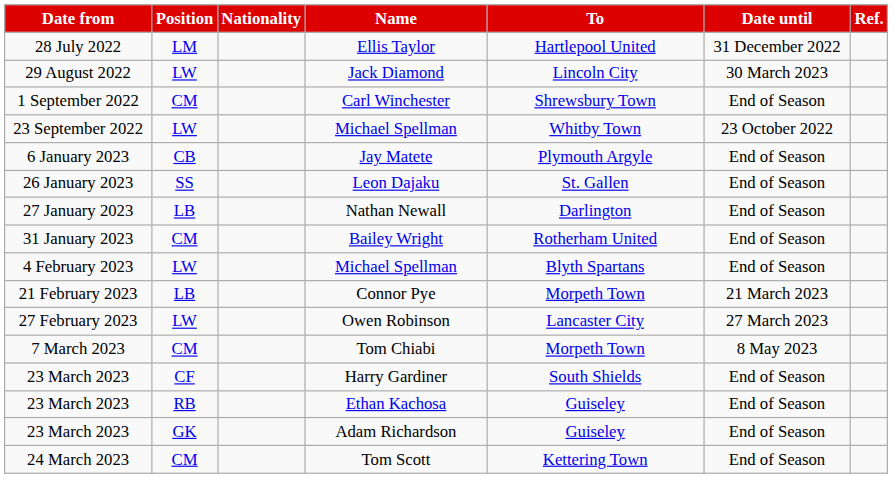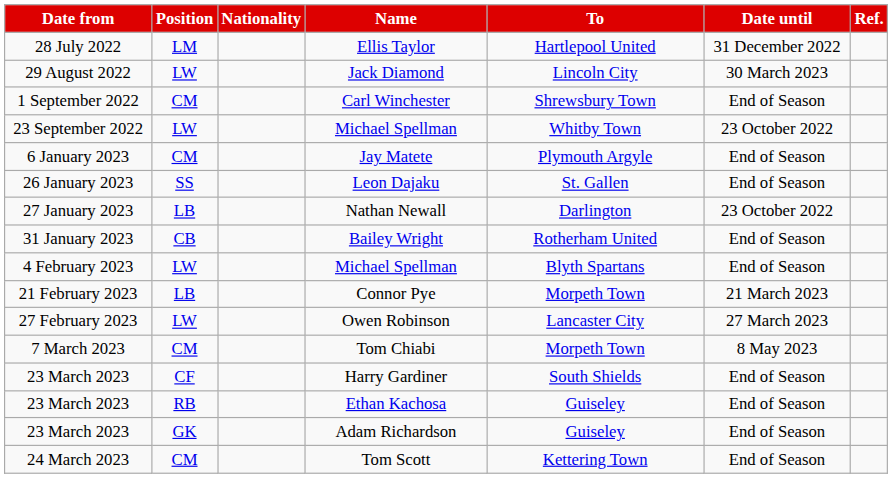(185, 156) CB -> (185, 156) CM
(777, 211) End of Season -> (777, 211) 23 October 2022
(185, 239) CM -> (185, 239) CB
